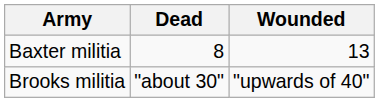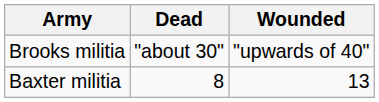rows swapped: (65, 50) <-> (67, 81)
